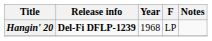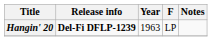(150, 28) 1968 -> (150, 28) 1963
